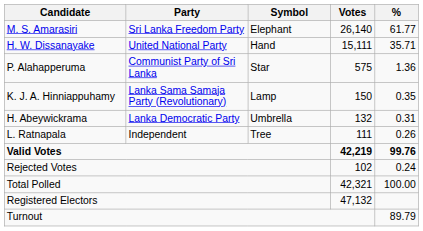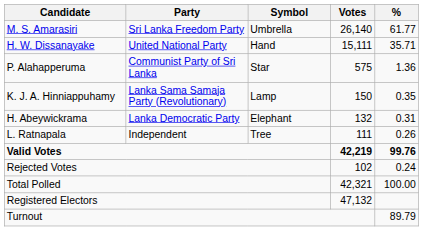(271, 29) Elephant -> (271, 29) Umbrella
(271, 118) Umbrella -> (271, 118) Elephant
